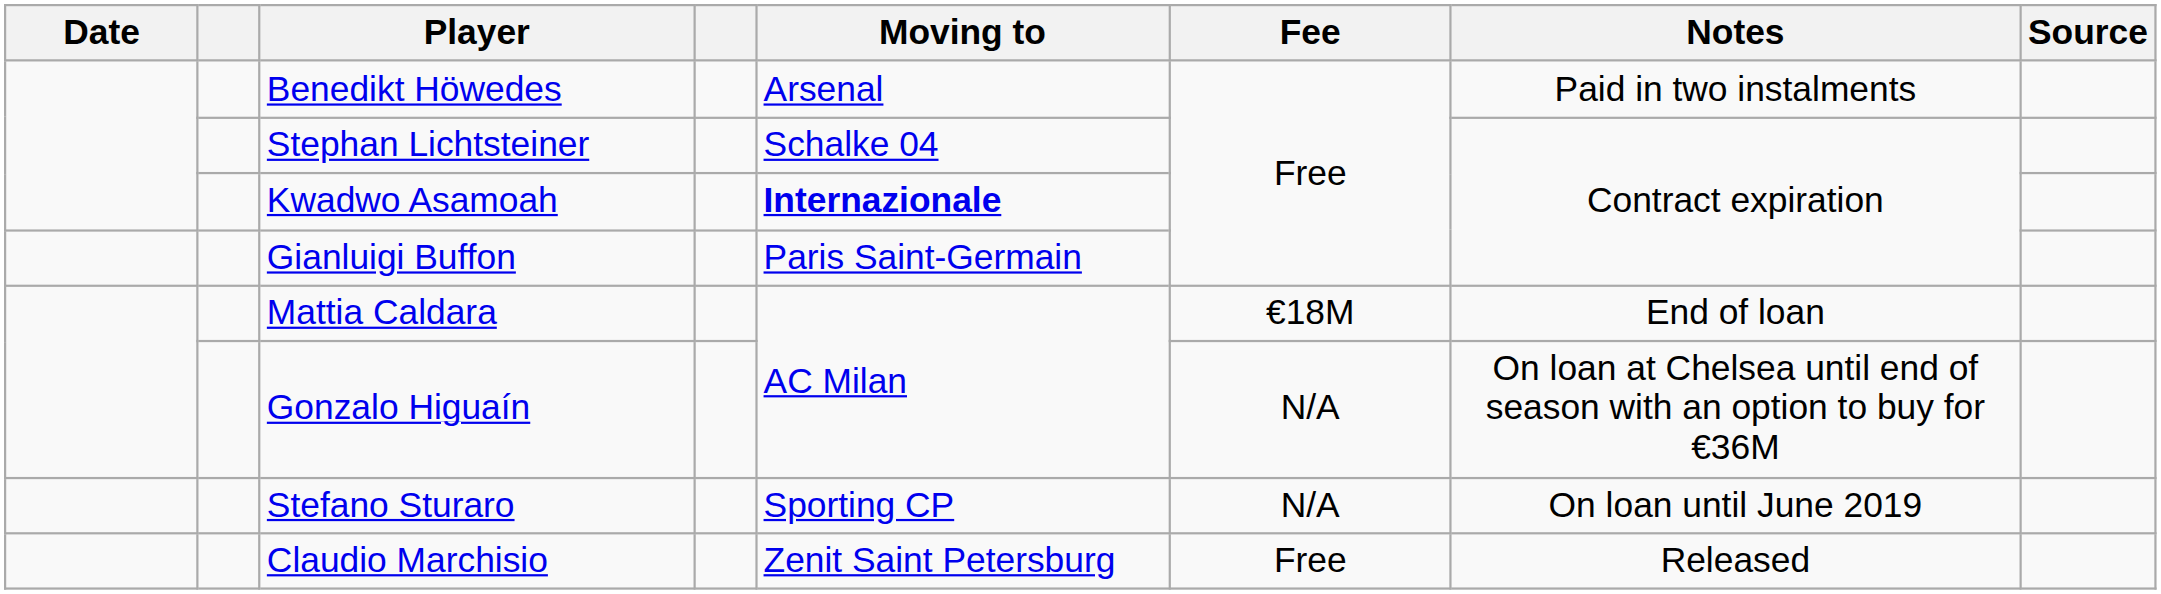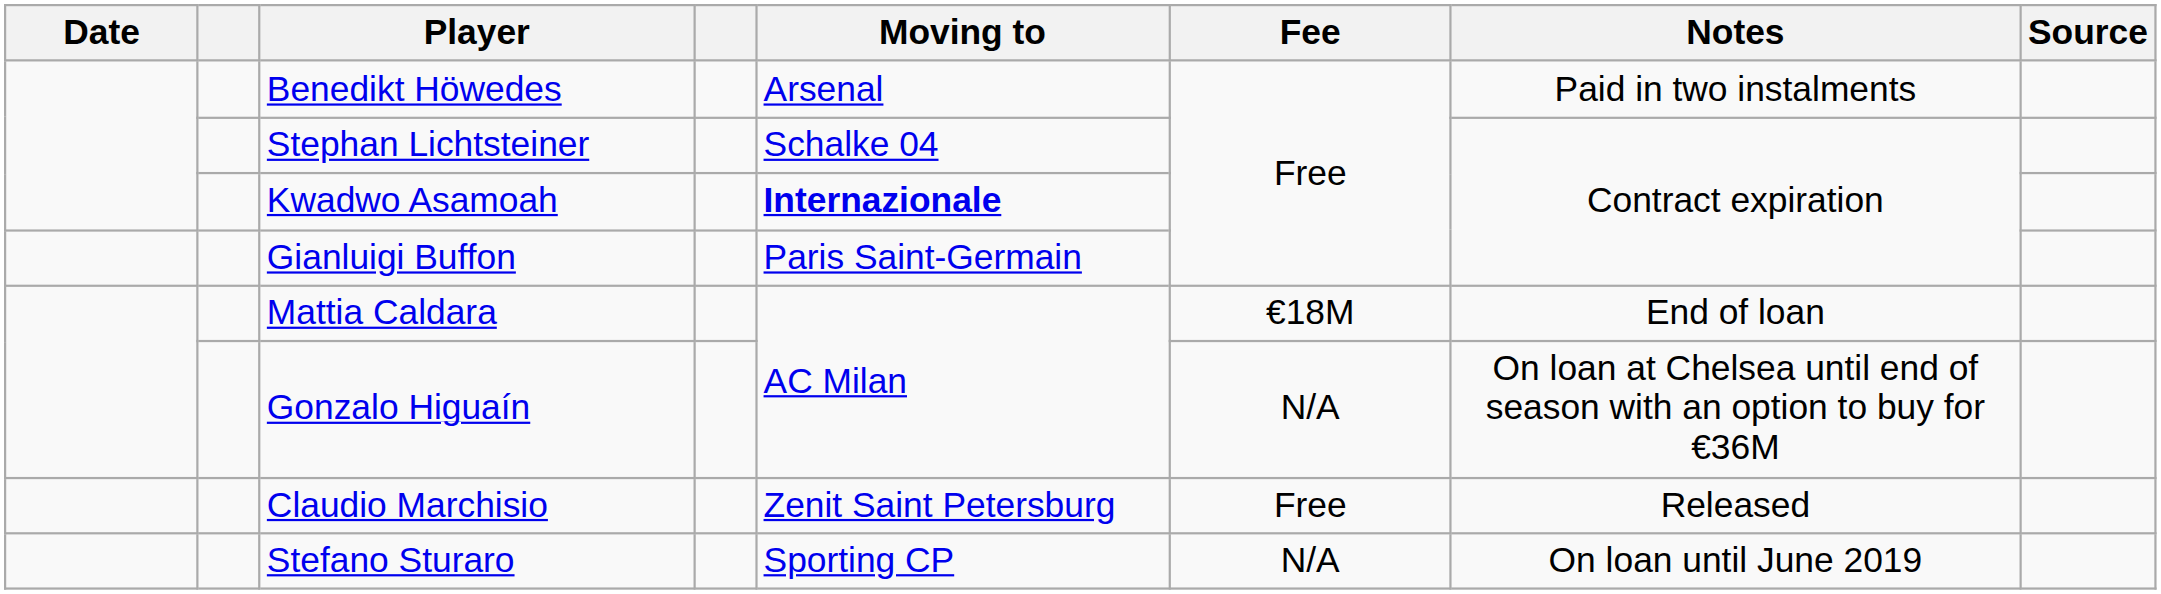rows swapped: (391, 504) <-> (407, 560)
